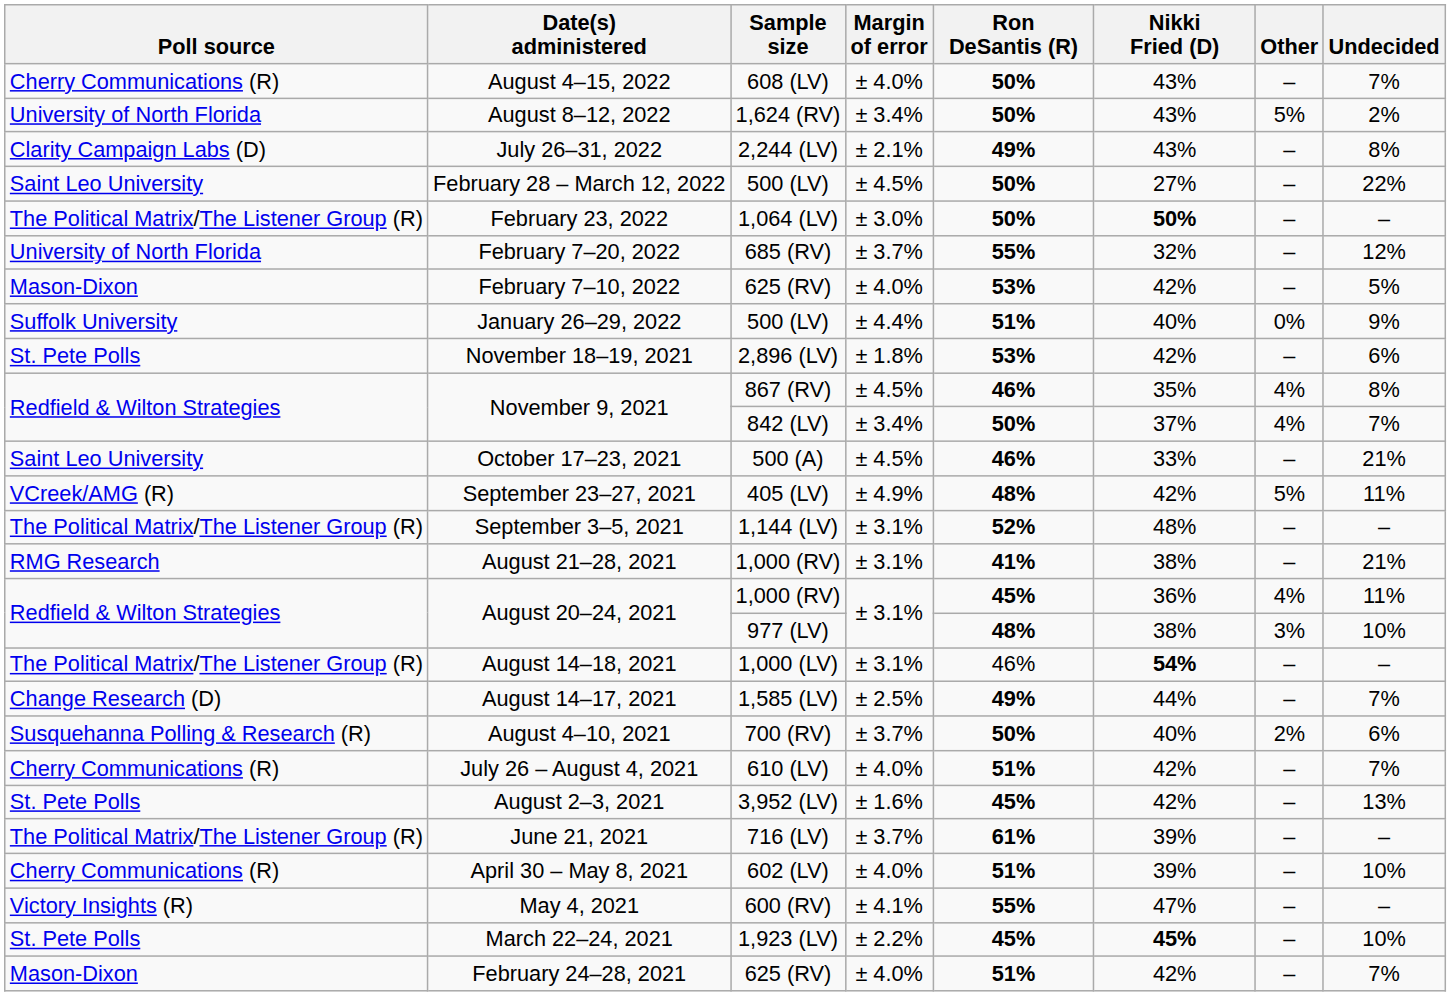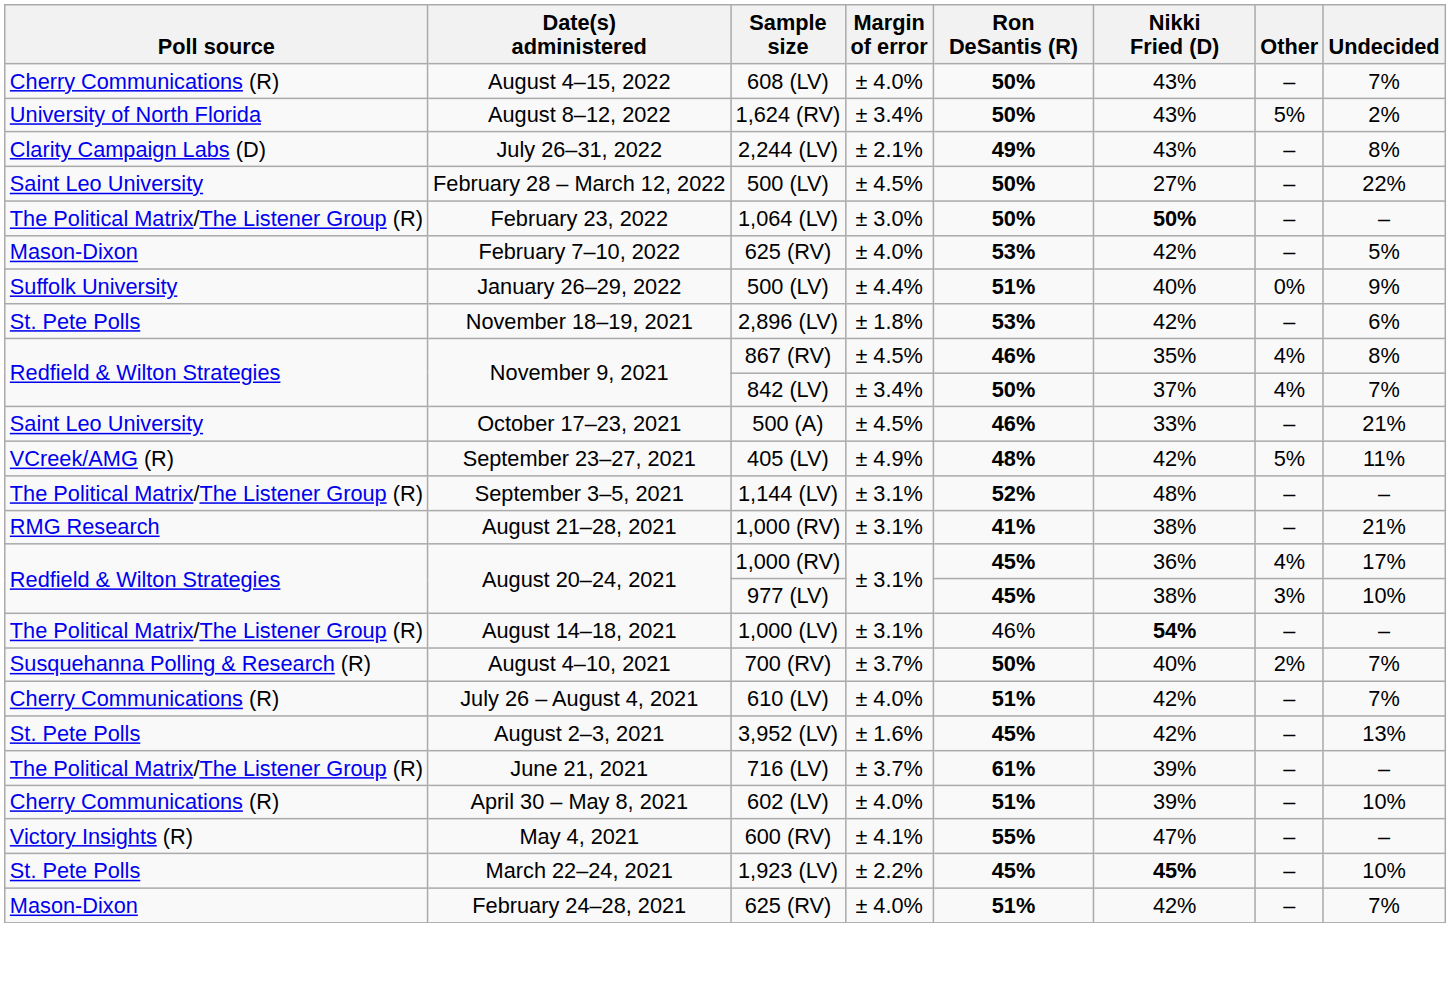- row: (579, 253)
(1384, 596) 11% -> (1384, 562) 17%
(1013, 630) 48% -> (1013, 596) 45%
- row: (579, 699)
(1384, 734) 6% -> (1384, 665) 7%
